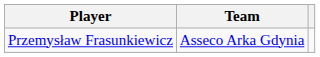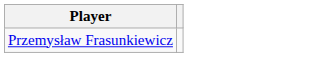- column: (242, 16)
